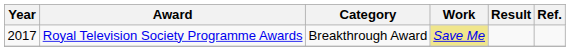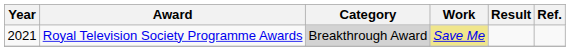(22, 35) 2017 -> (22, 35) 2021
(368, 35) no background -> (368, 35) lightgrey background
